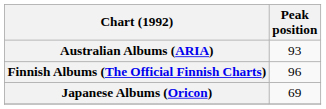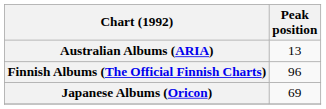(295, 51) 93 -> (295, 51) 13
